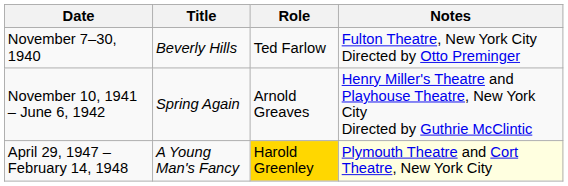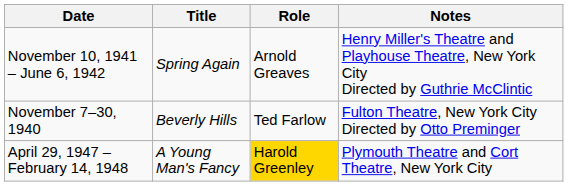rows swapped: (62, 47) <-> (72, 104)
(430, 160) lightyellow background -> (430, 160) no background
